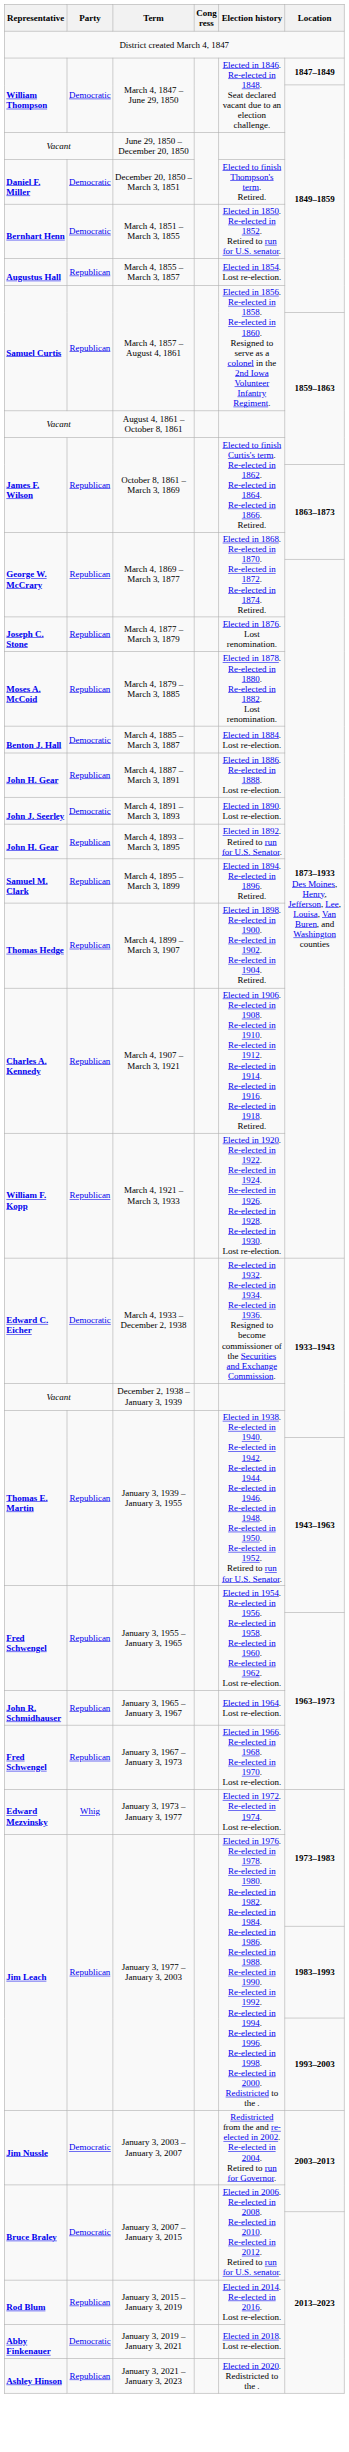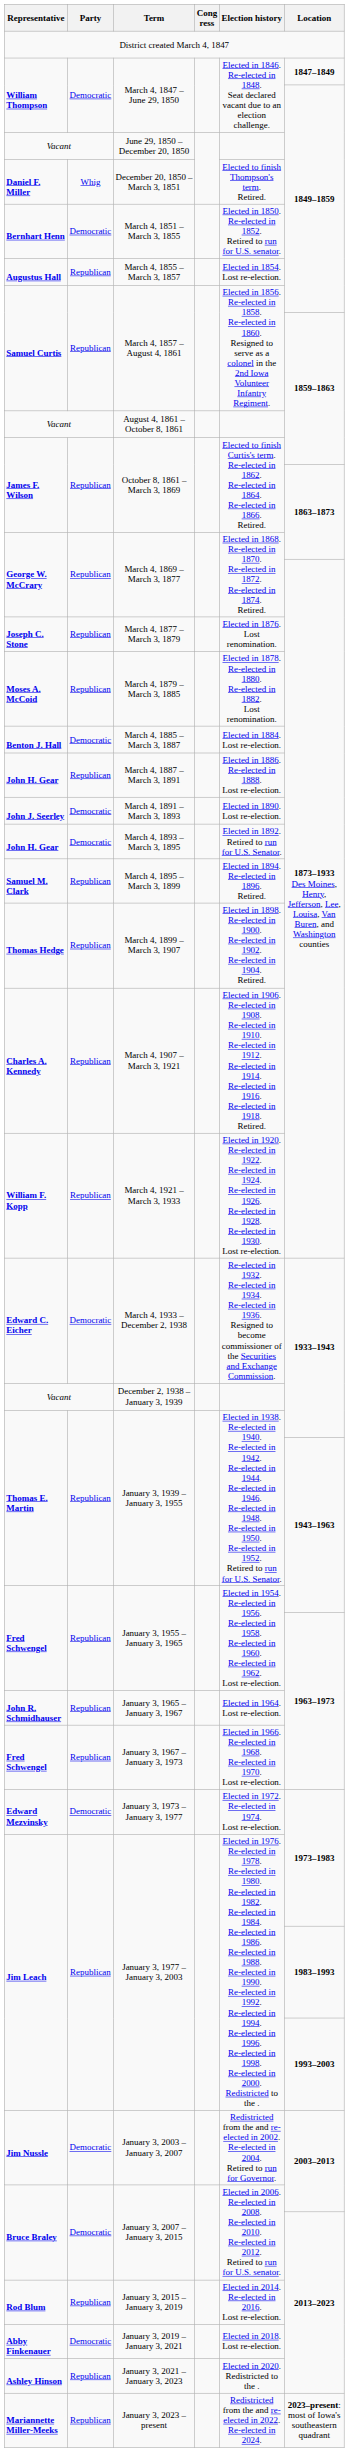(90, 182) Democratic -> (90, 182) Whig
(90, 841) Republican -> (90, 841) Democratic
(90, 1812) Whig -> (90, 1812) Democratic
+ row: (32, 2425)
